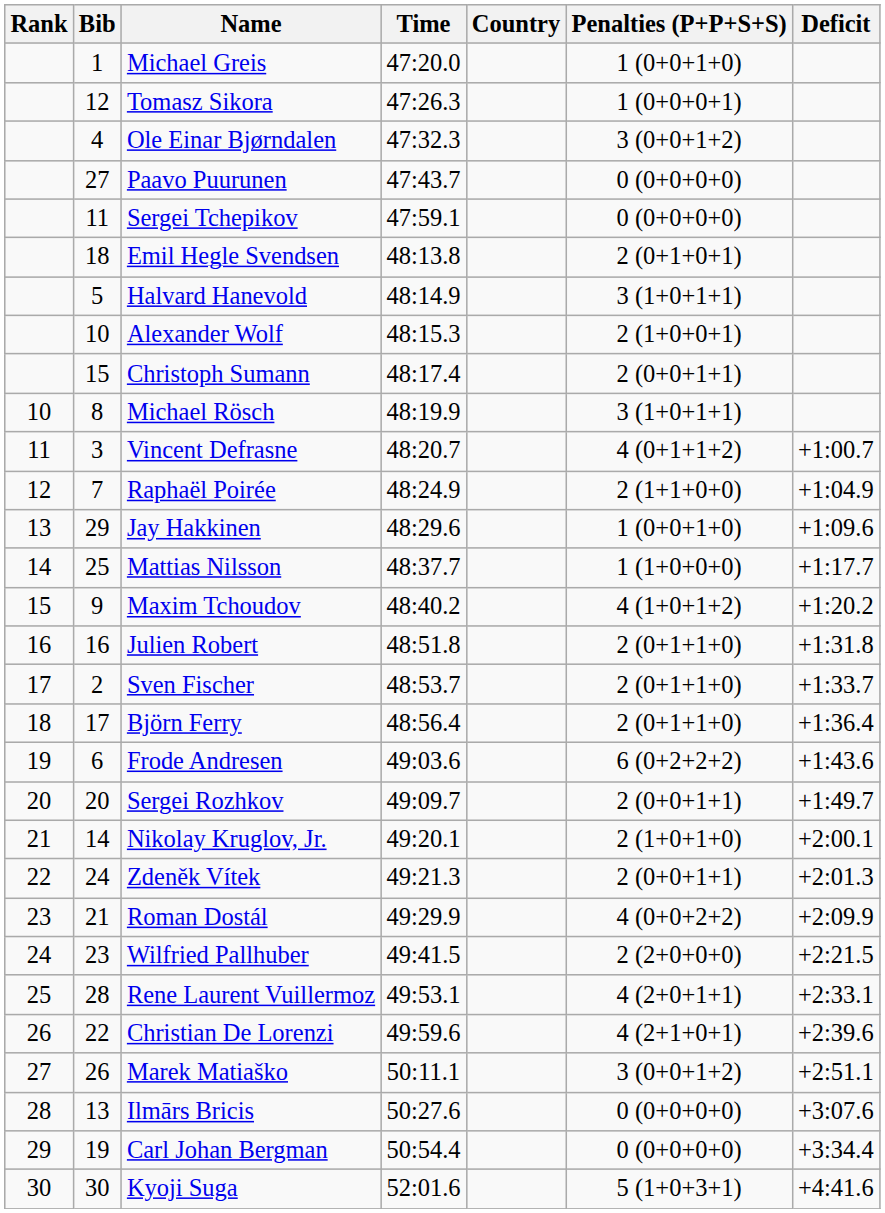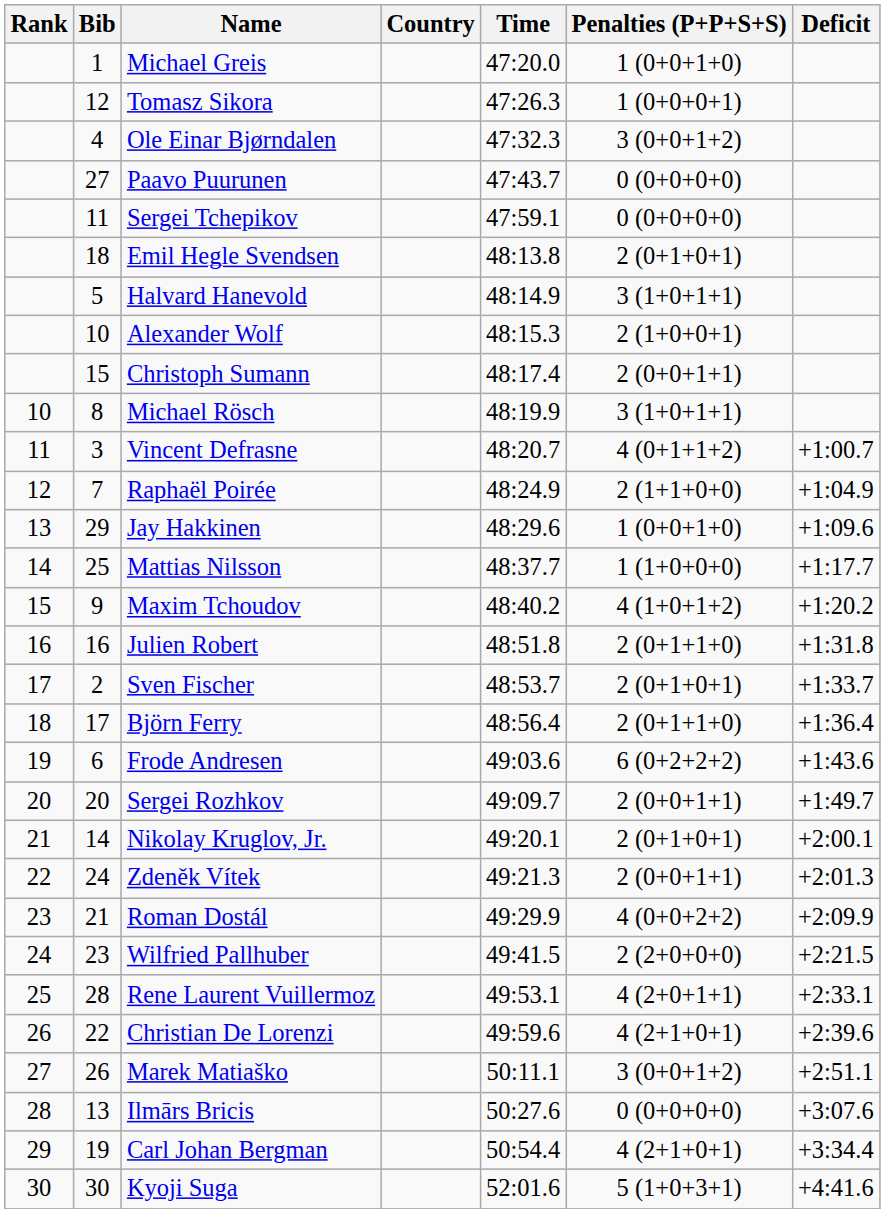columns swapped: (516, 23) <-> (423, 23)
(679, 683) 2 (0+1+1+0) -> (679, 683) 2 (0+1+0+1)
(679, 839) 2 (1+0+1+0) -> (679, 839) 2 (0+1+0+1)
(679, 1149) 0 (0+0+0+0) -> (679, 1149) 4 (2+1+0+1)
